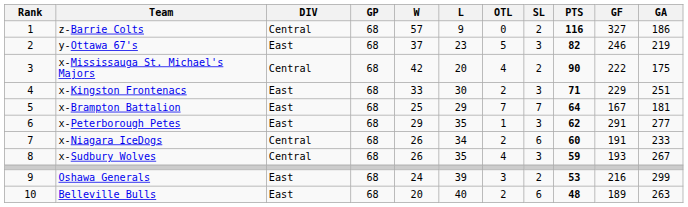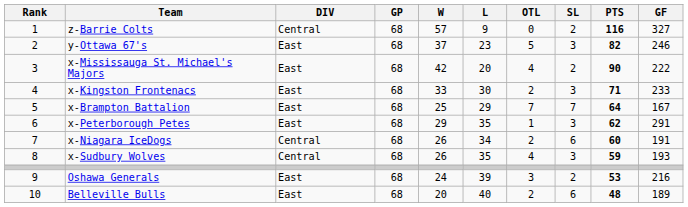- column: (661, 13)
(290, 68) Central -> (290, 68) East
(617, 90) 229 -> (661, 90) 233
